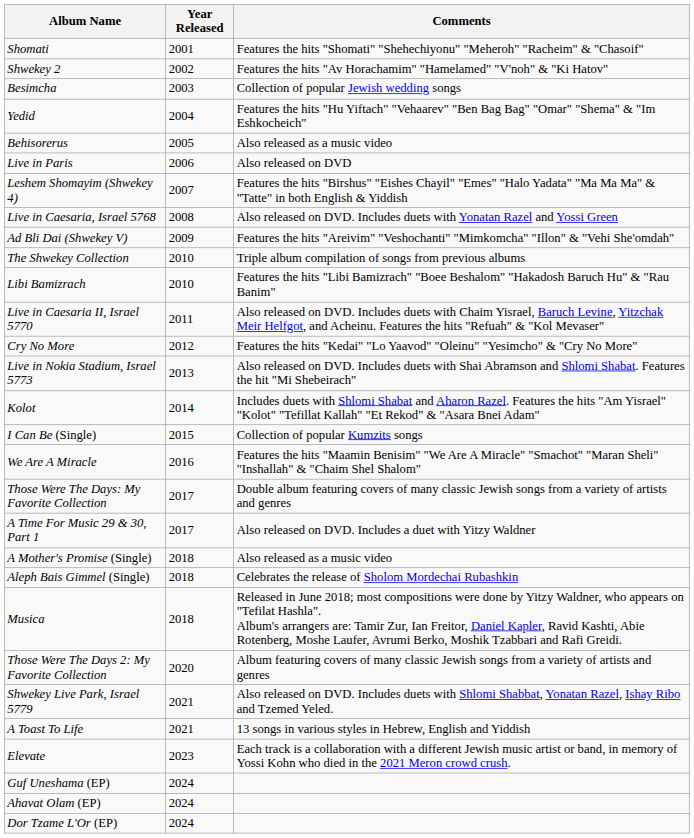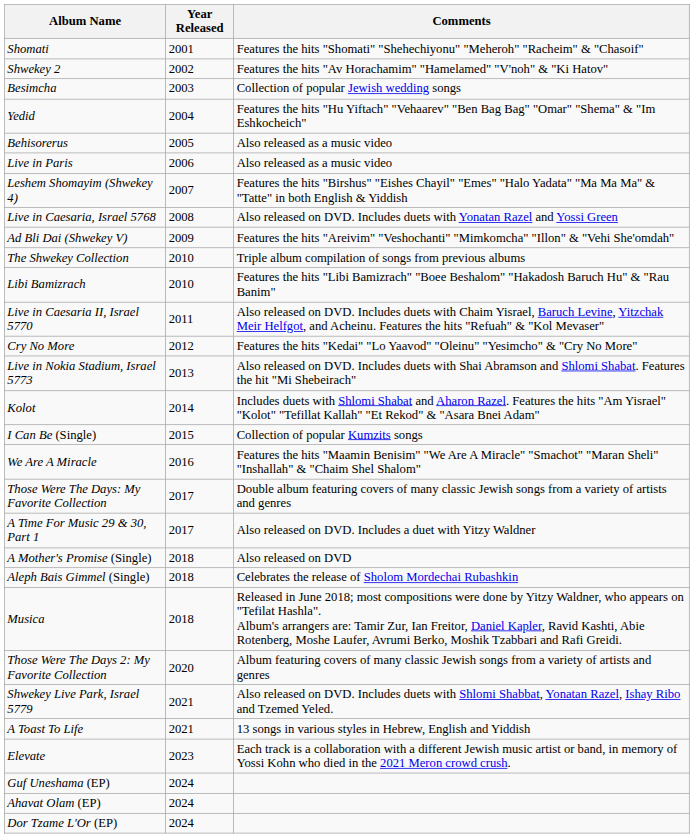(294, 163) Also released on DVD -> (314, 163) Also released as a music video
(314, 557) Also released as a music video -> (294, 557) Also released on DVD
